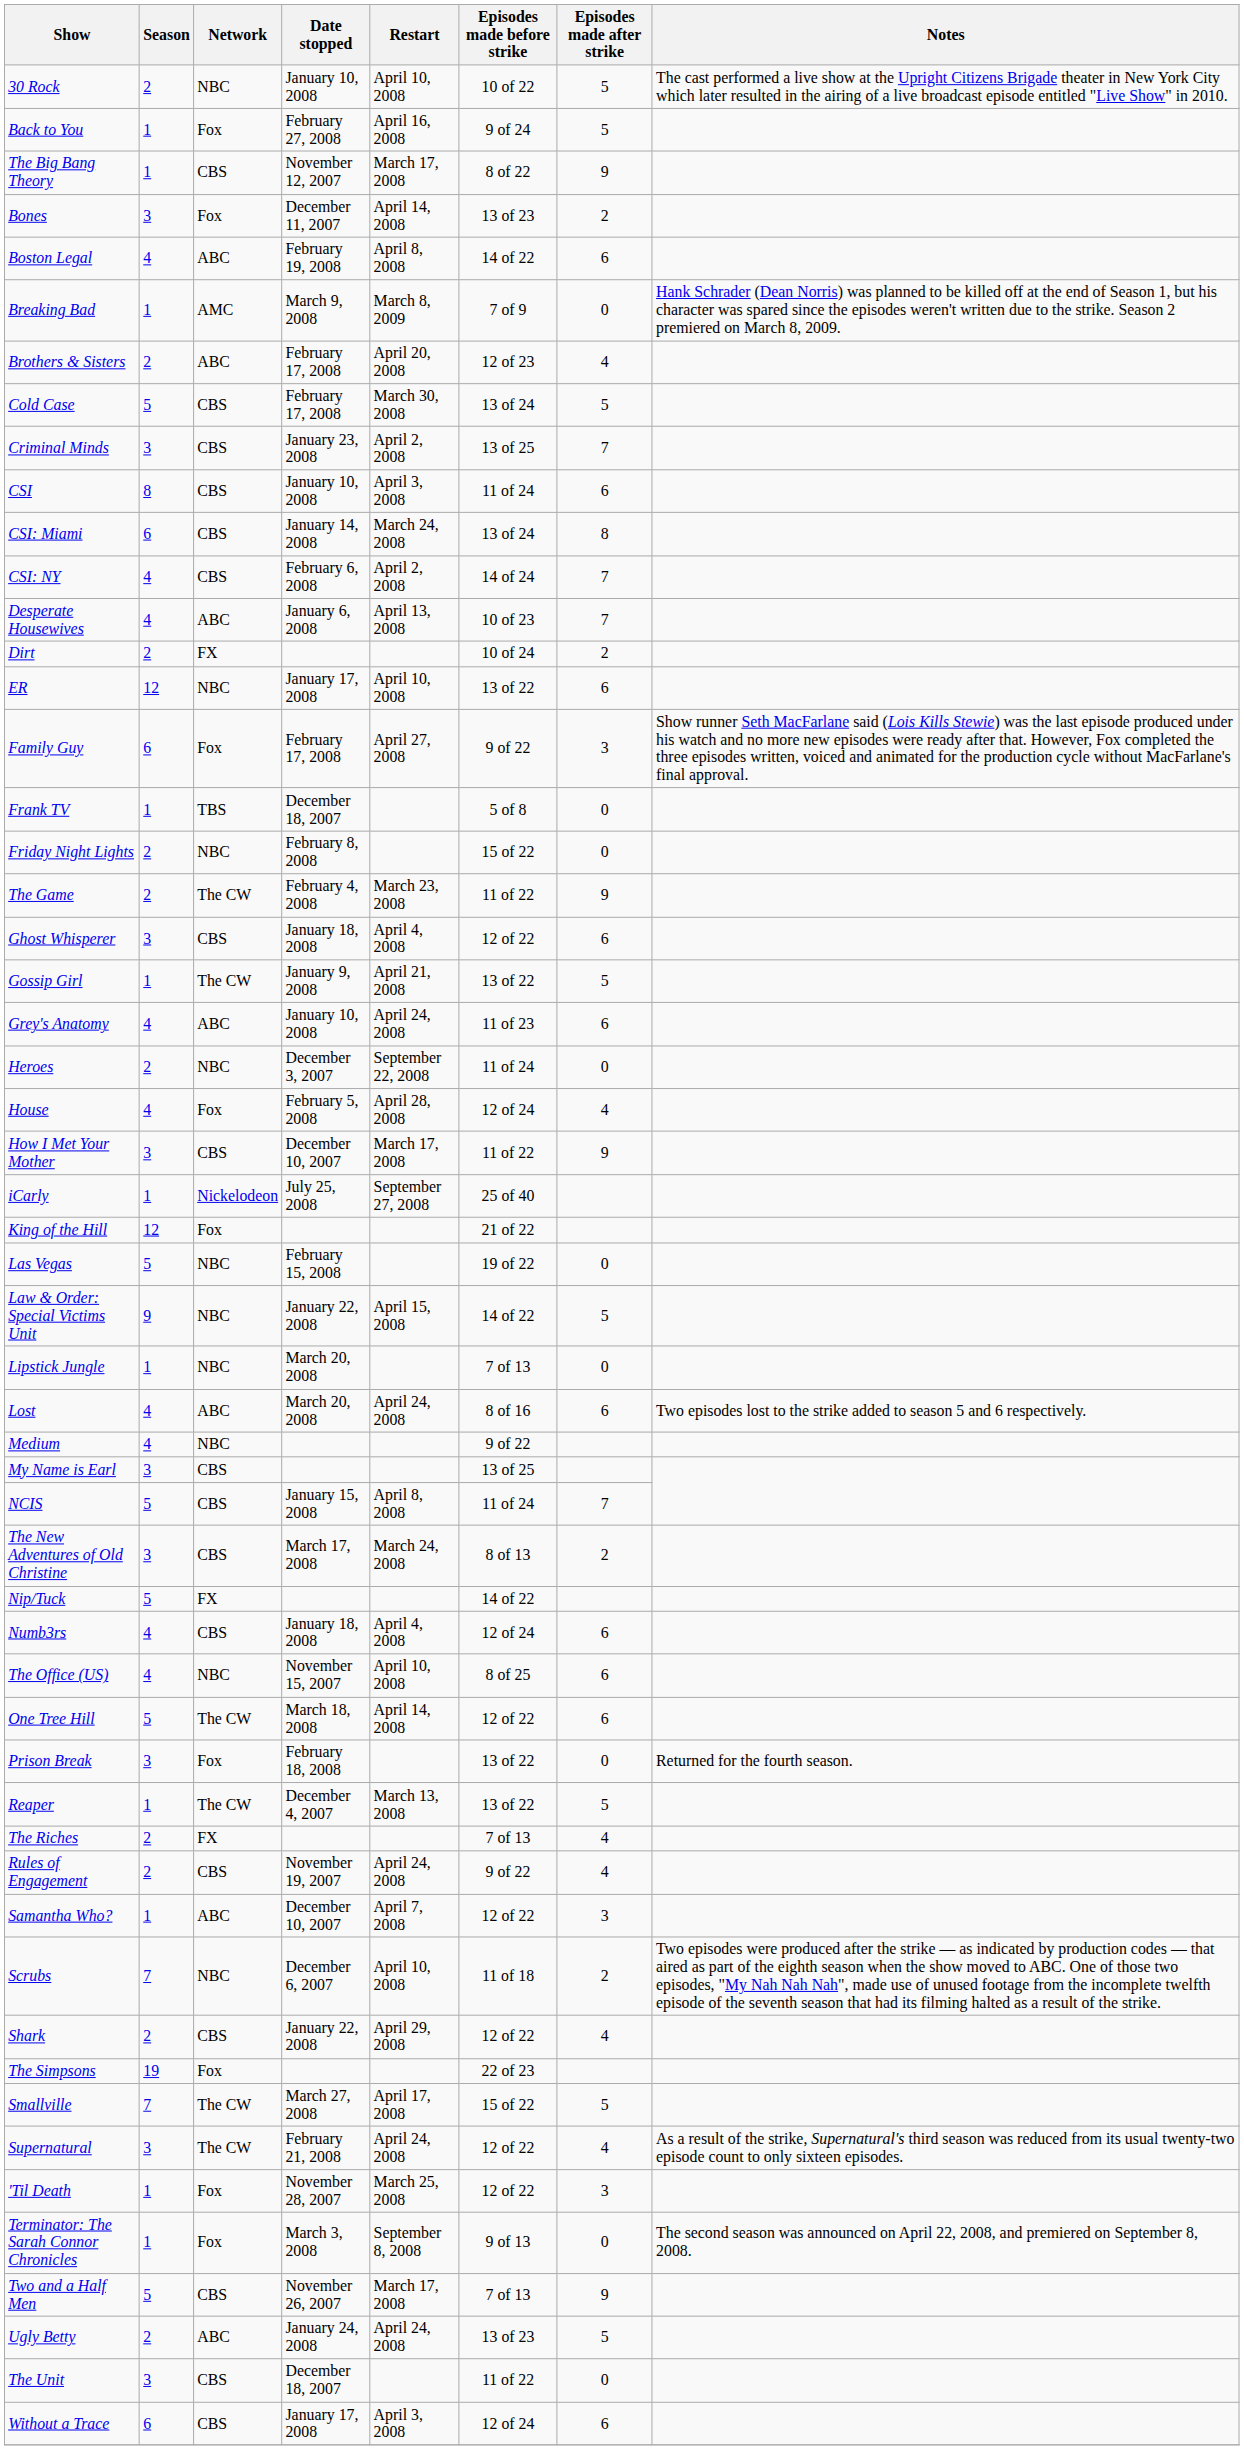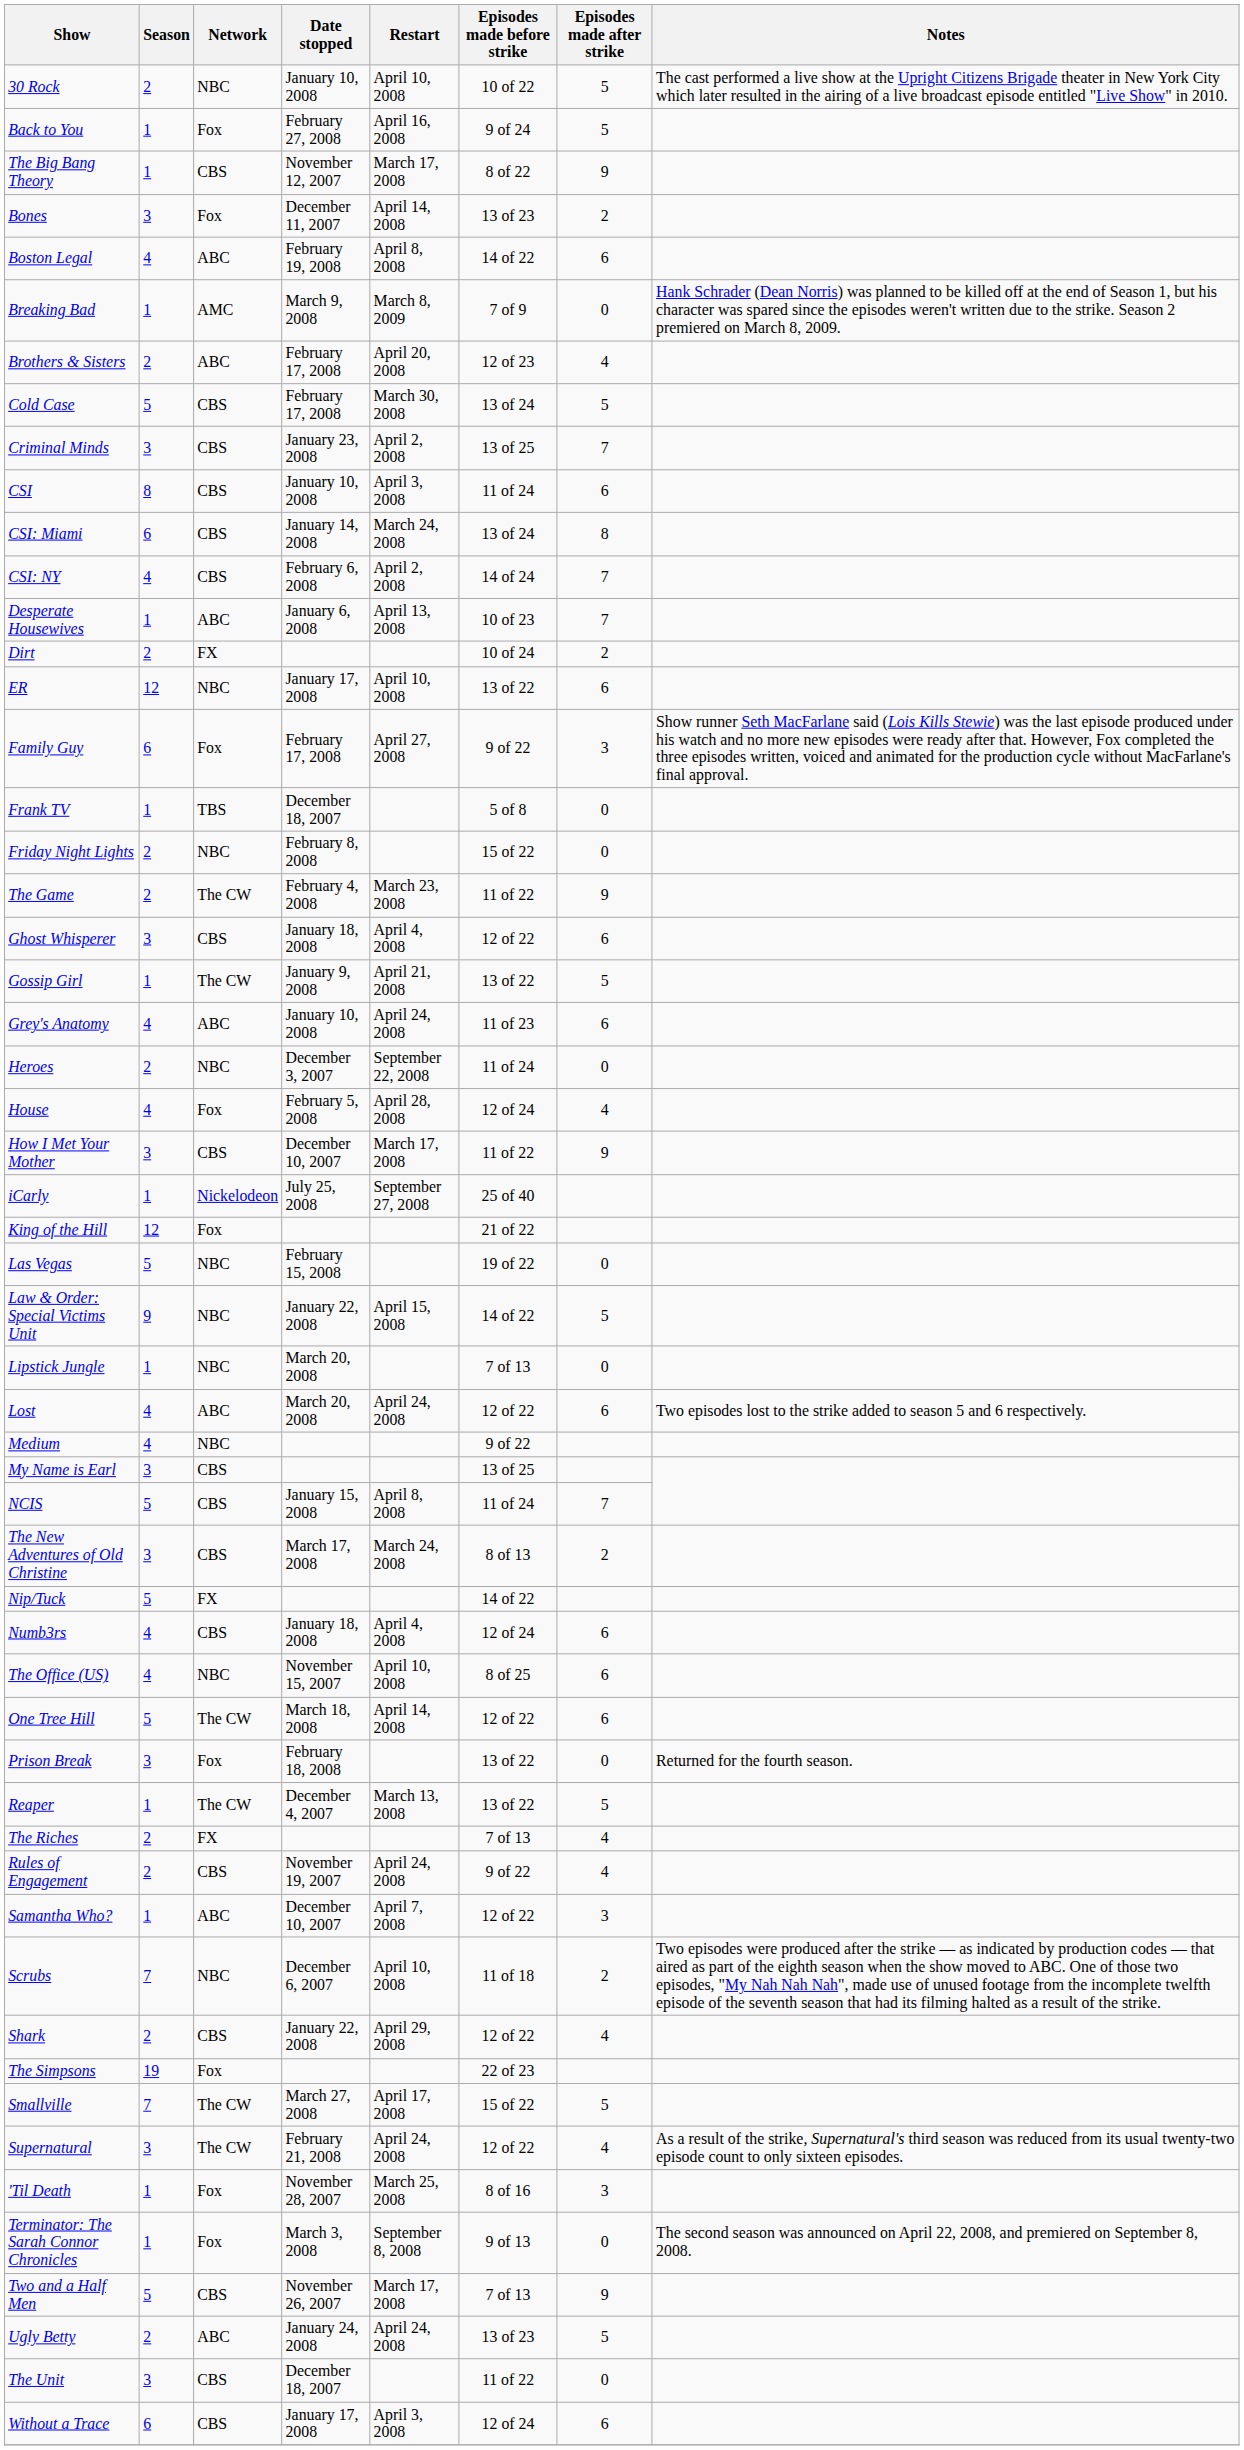(147, 619) 4 -> (147, 619) 1
(508, 1410) 8 of 16 -> (508, 1410) 12 of 22
(508, 2190) 12 of 22 -> (508, 2190) 8 of 16
